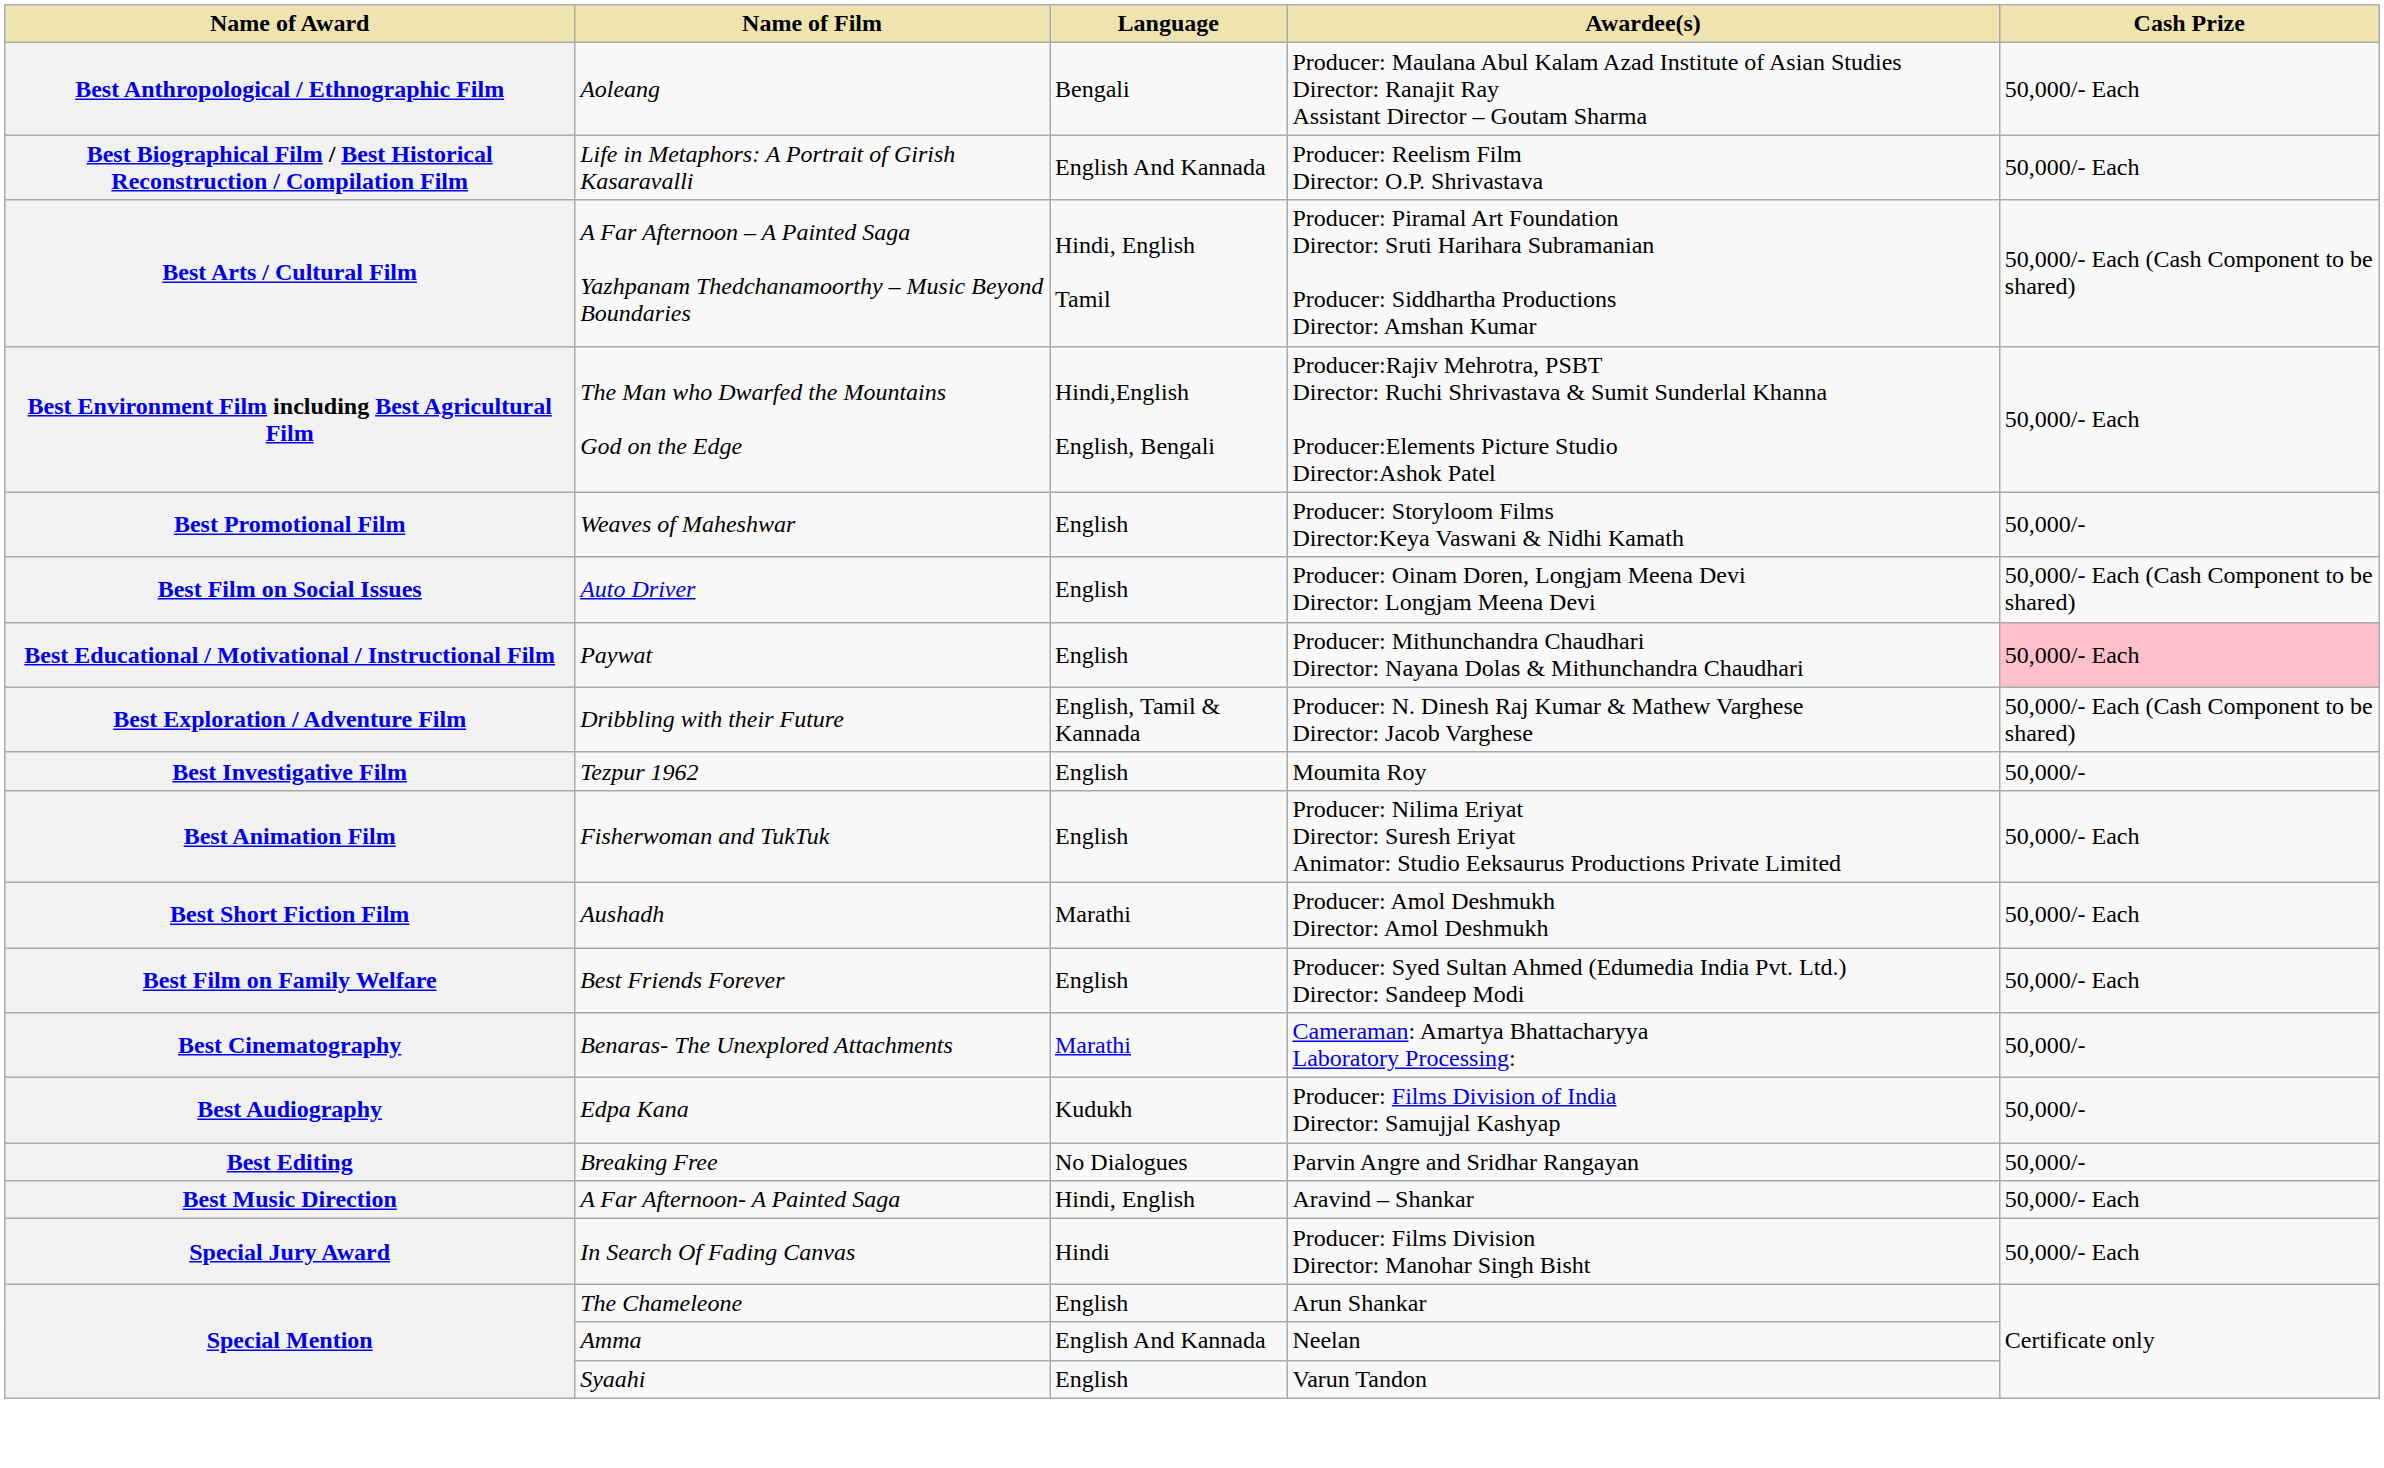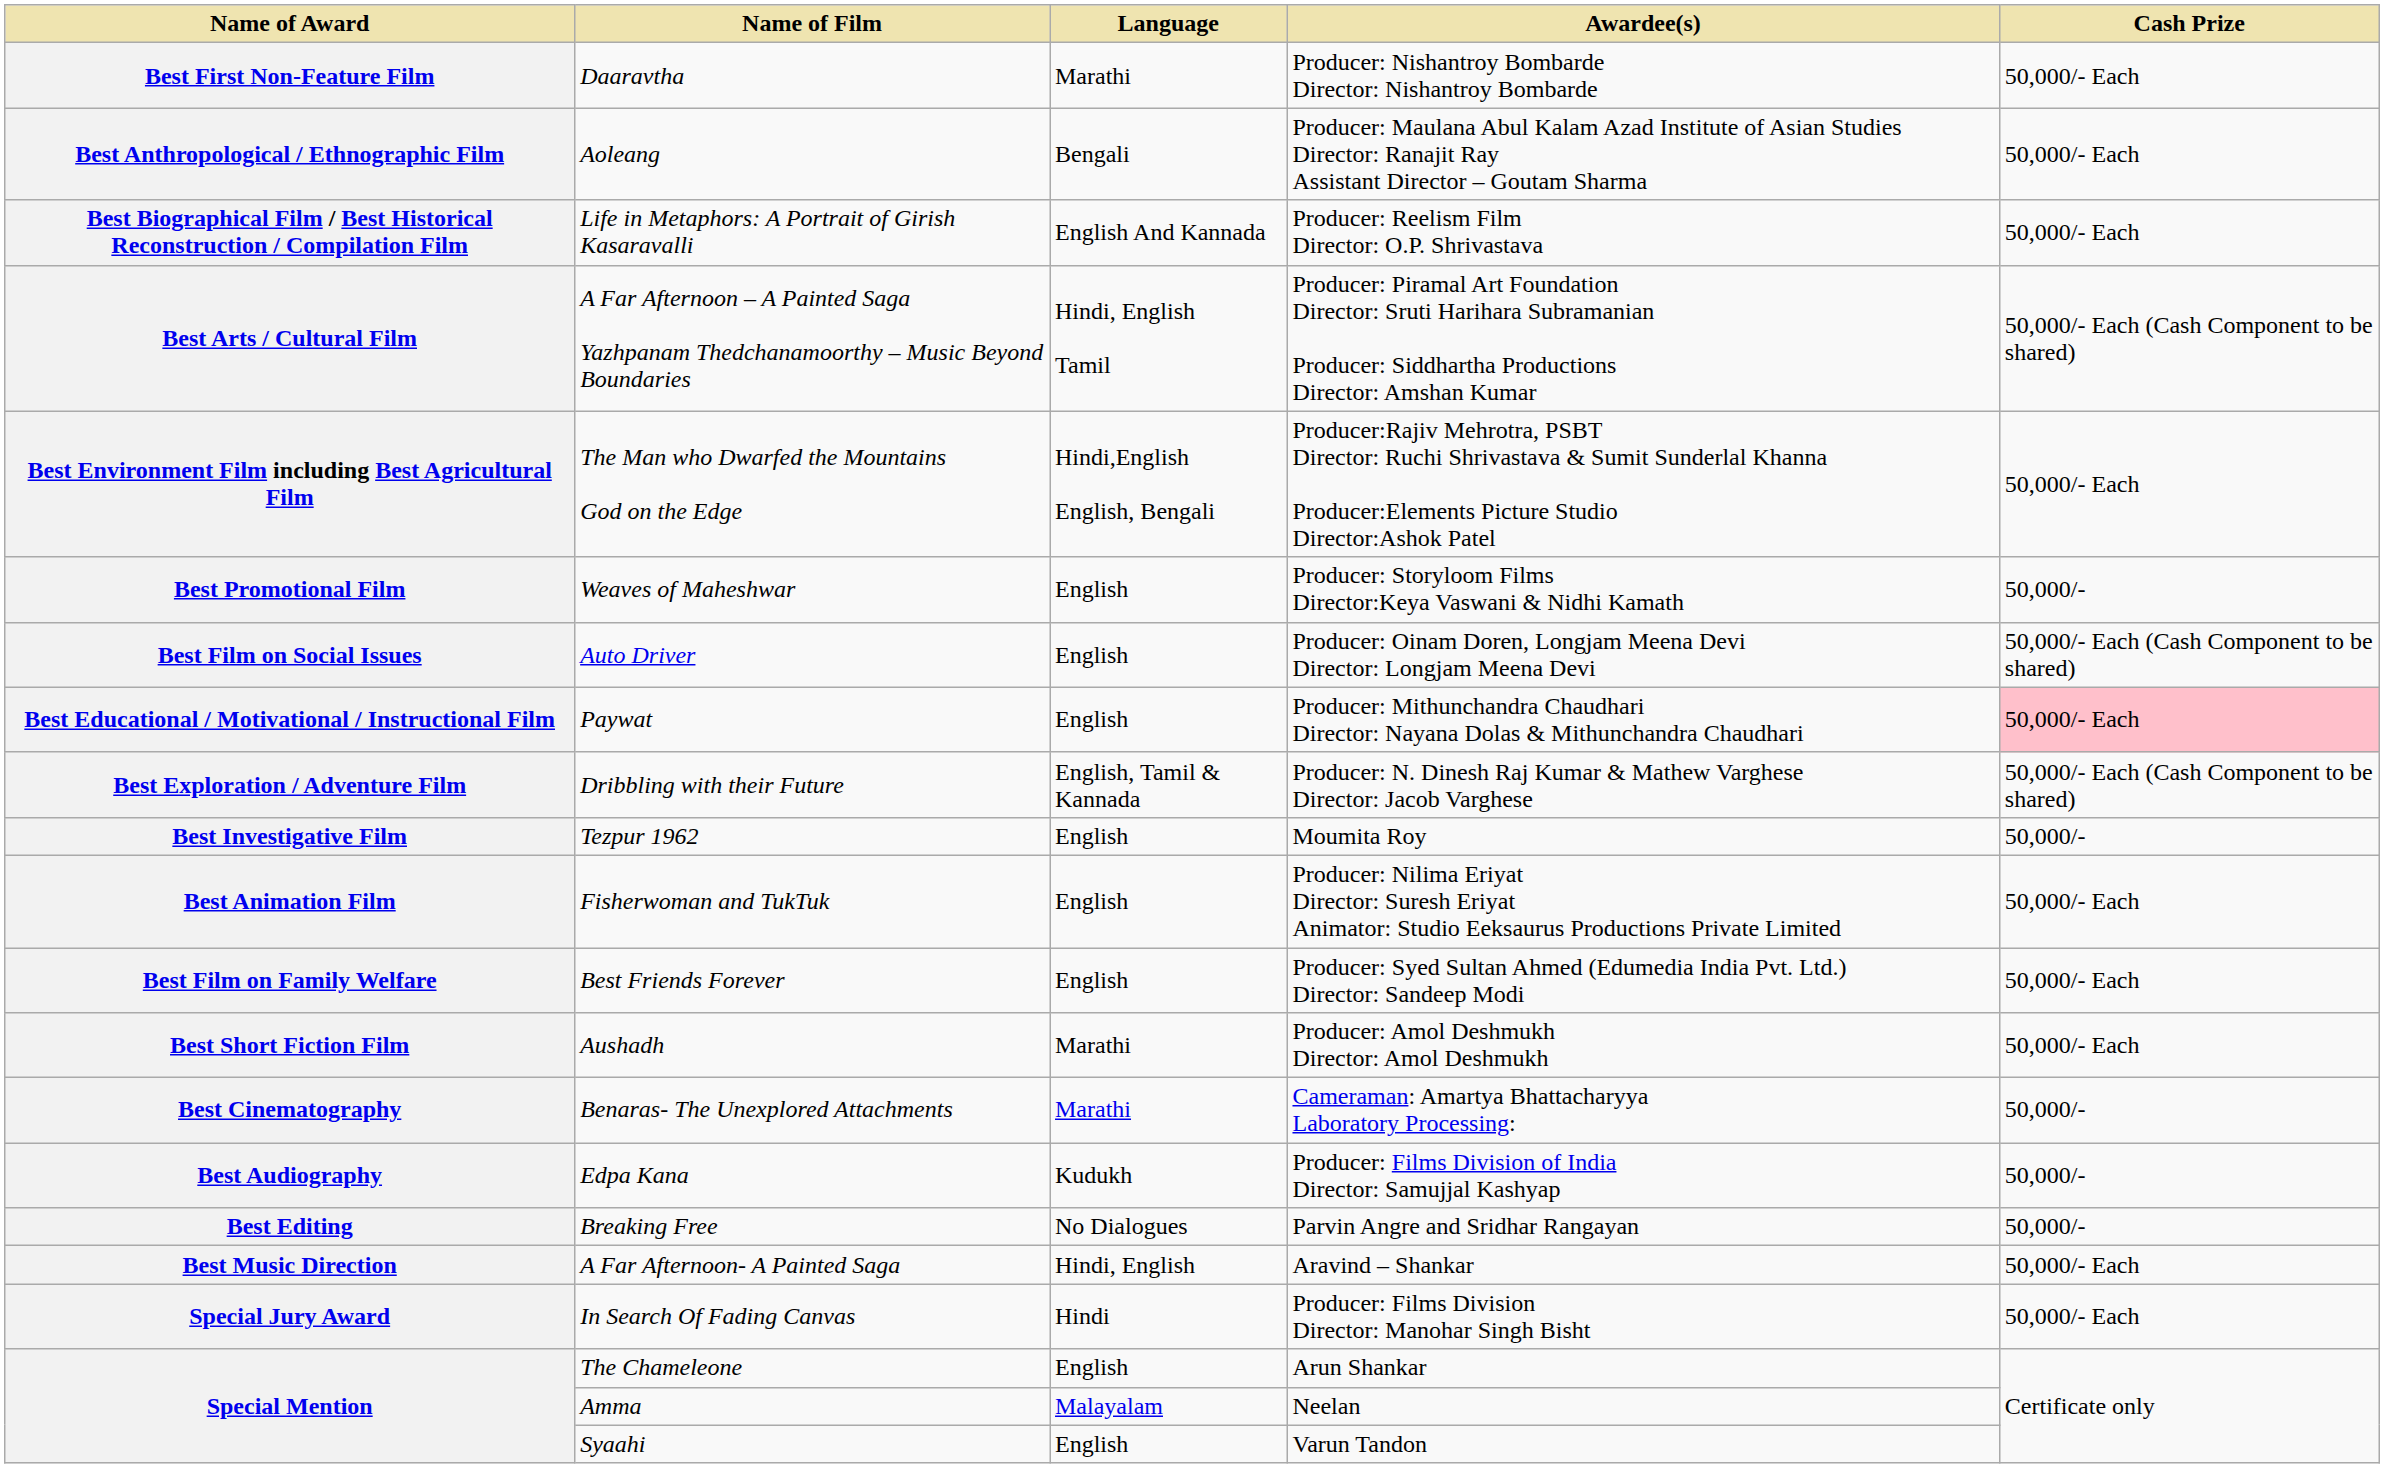+ row: (290, 75)
rows swapped: (290, 914) <-> (290, 979)
(1160, 1340) English And Kannada -> (1109, 1405) Malayalam
